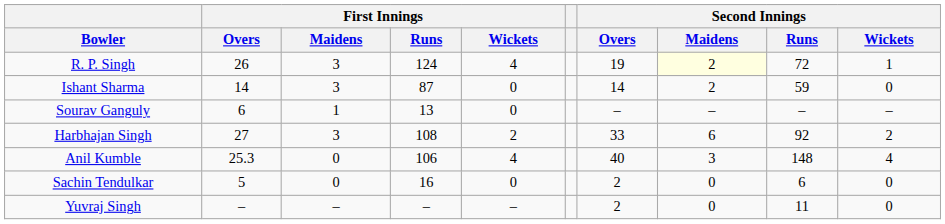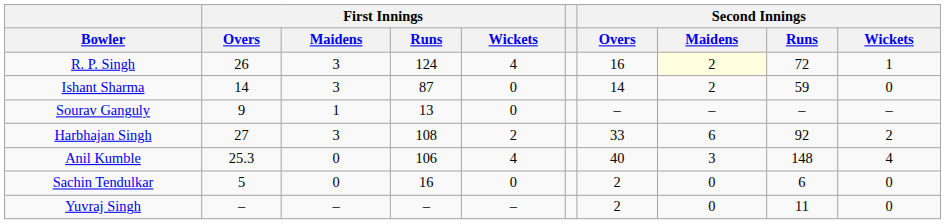(617, 63) 19 -> (617, 63) 16
(241, 111) 6 -> (241, 111) 9
